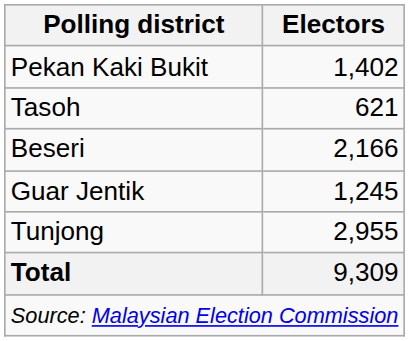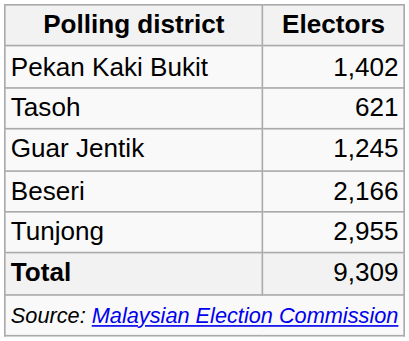rows swapped: (78, 190) <-> (48, 149)
